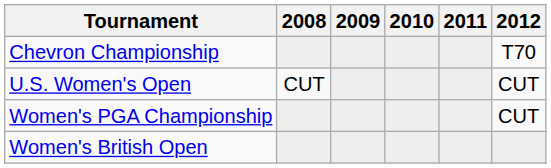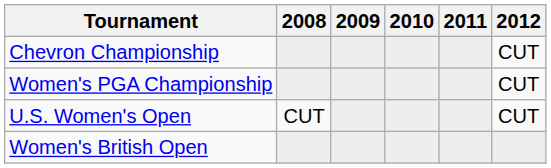(519, 52) T70 -> (519, 52) CUT
rows swapped: (100, 84) <-> (141, 116)
